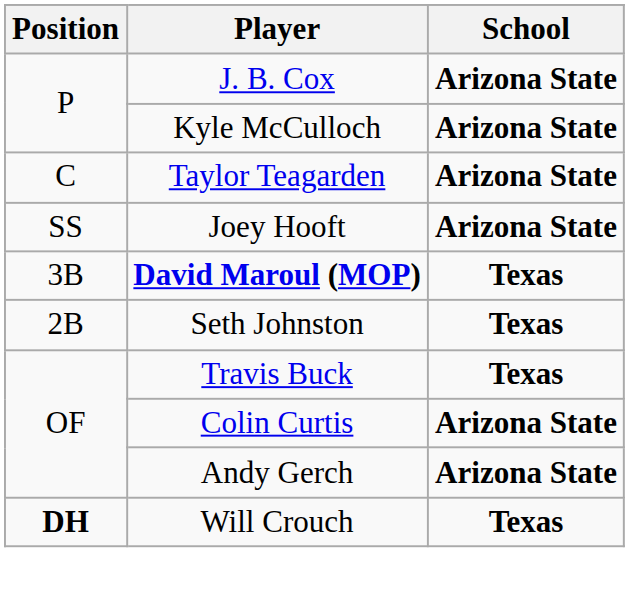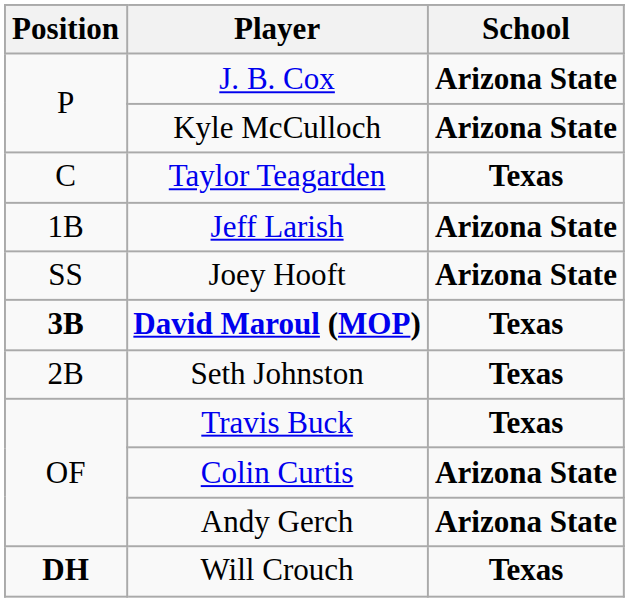(526, 176) Arizona State -> (526, 176) Texas
+ row: (277, 226)
(66, 275) normal -> (66, 324) bold
